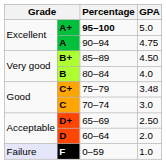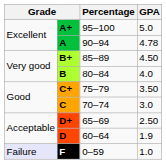(98, 27) bold -> (98, 27) normal
(149, 43) 4.75 -> (149, 43) 4.78
(149, 89) 3.48 -> (149, 89) 3.50
(146, 136) 2.0 -> (146, 136) 1.9
